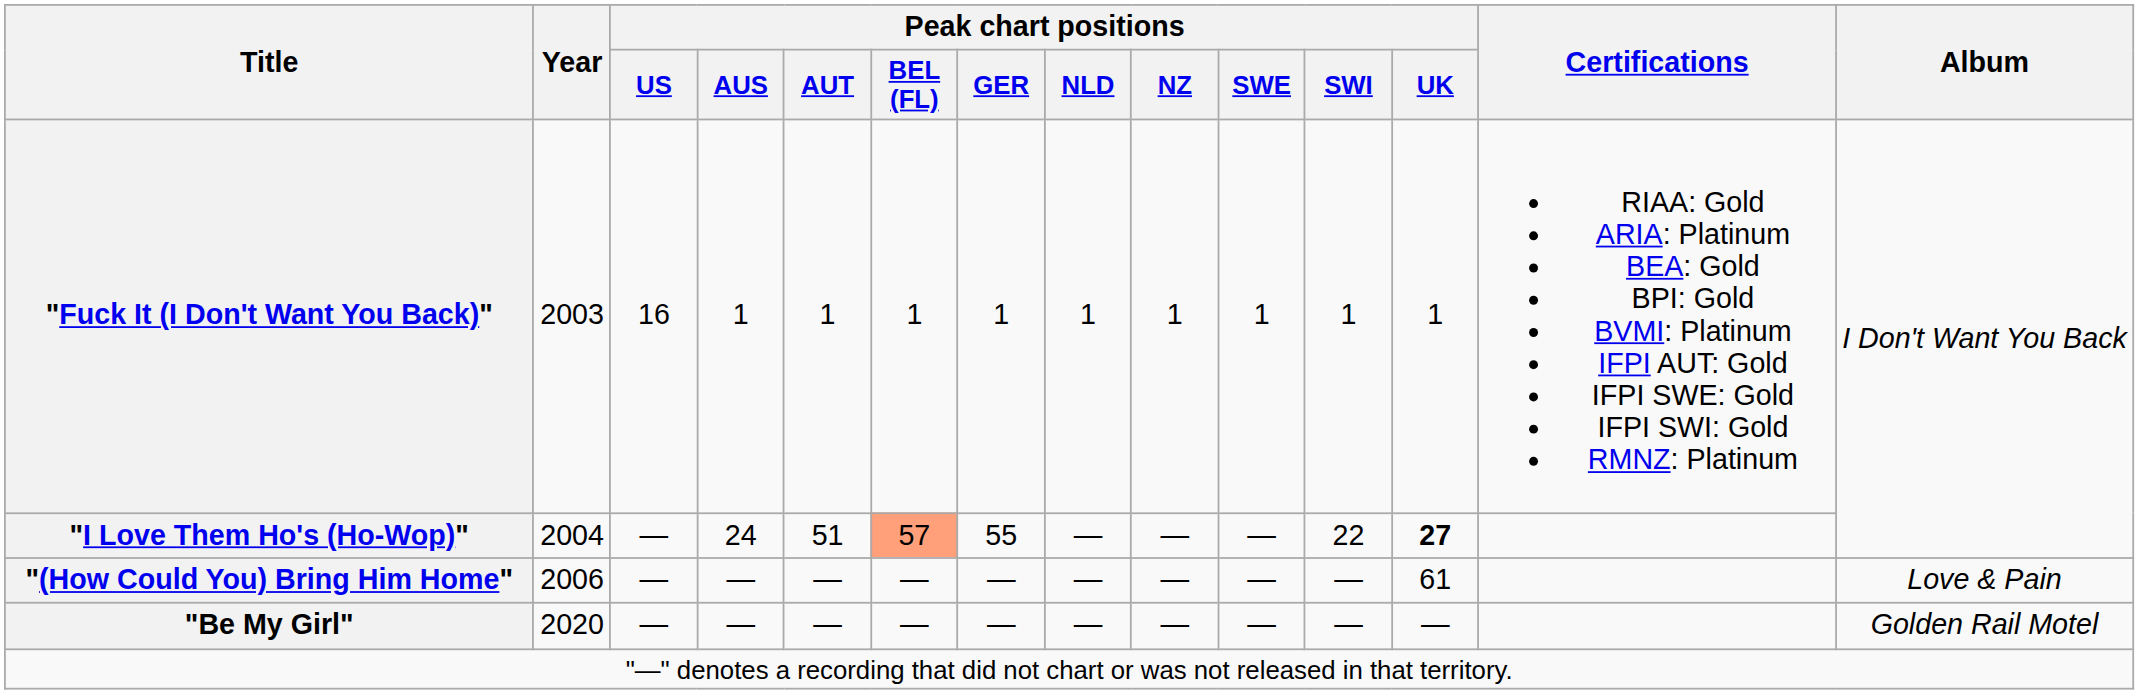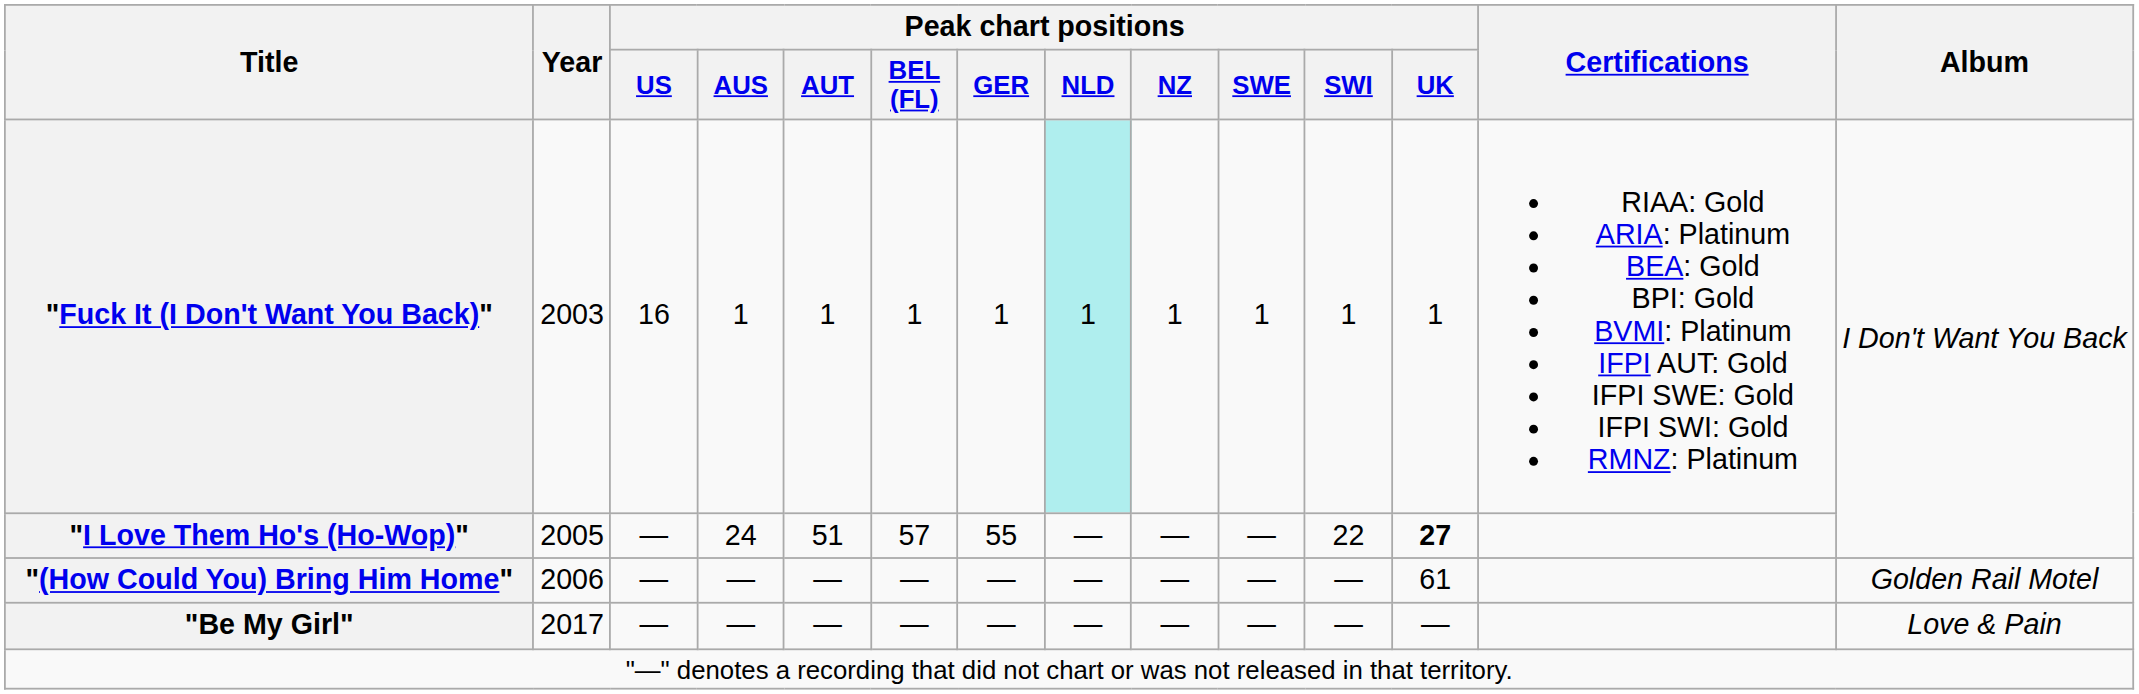(1088, 315) no background -> (1088, 315) paleturquoise background
(572, 534) 2004 -> (572, 534) 2005
(914, 534) lightsalmon background -> (914, 534) no background
(1984, 580) Love & Pain -> (1984, 580) Golden Rail Motel
(572, 625) 2020 -> (572, 625) 2017
(1984, 625) Golden Rail Motel -> (1984, 625) Love & Pain
